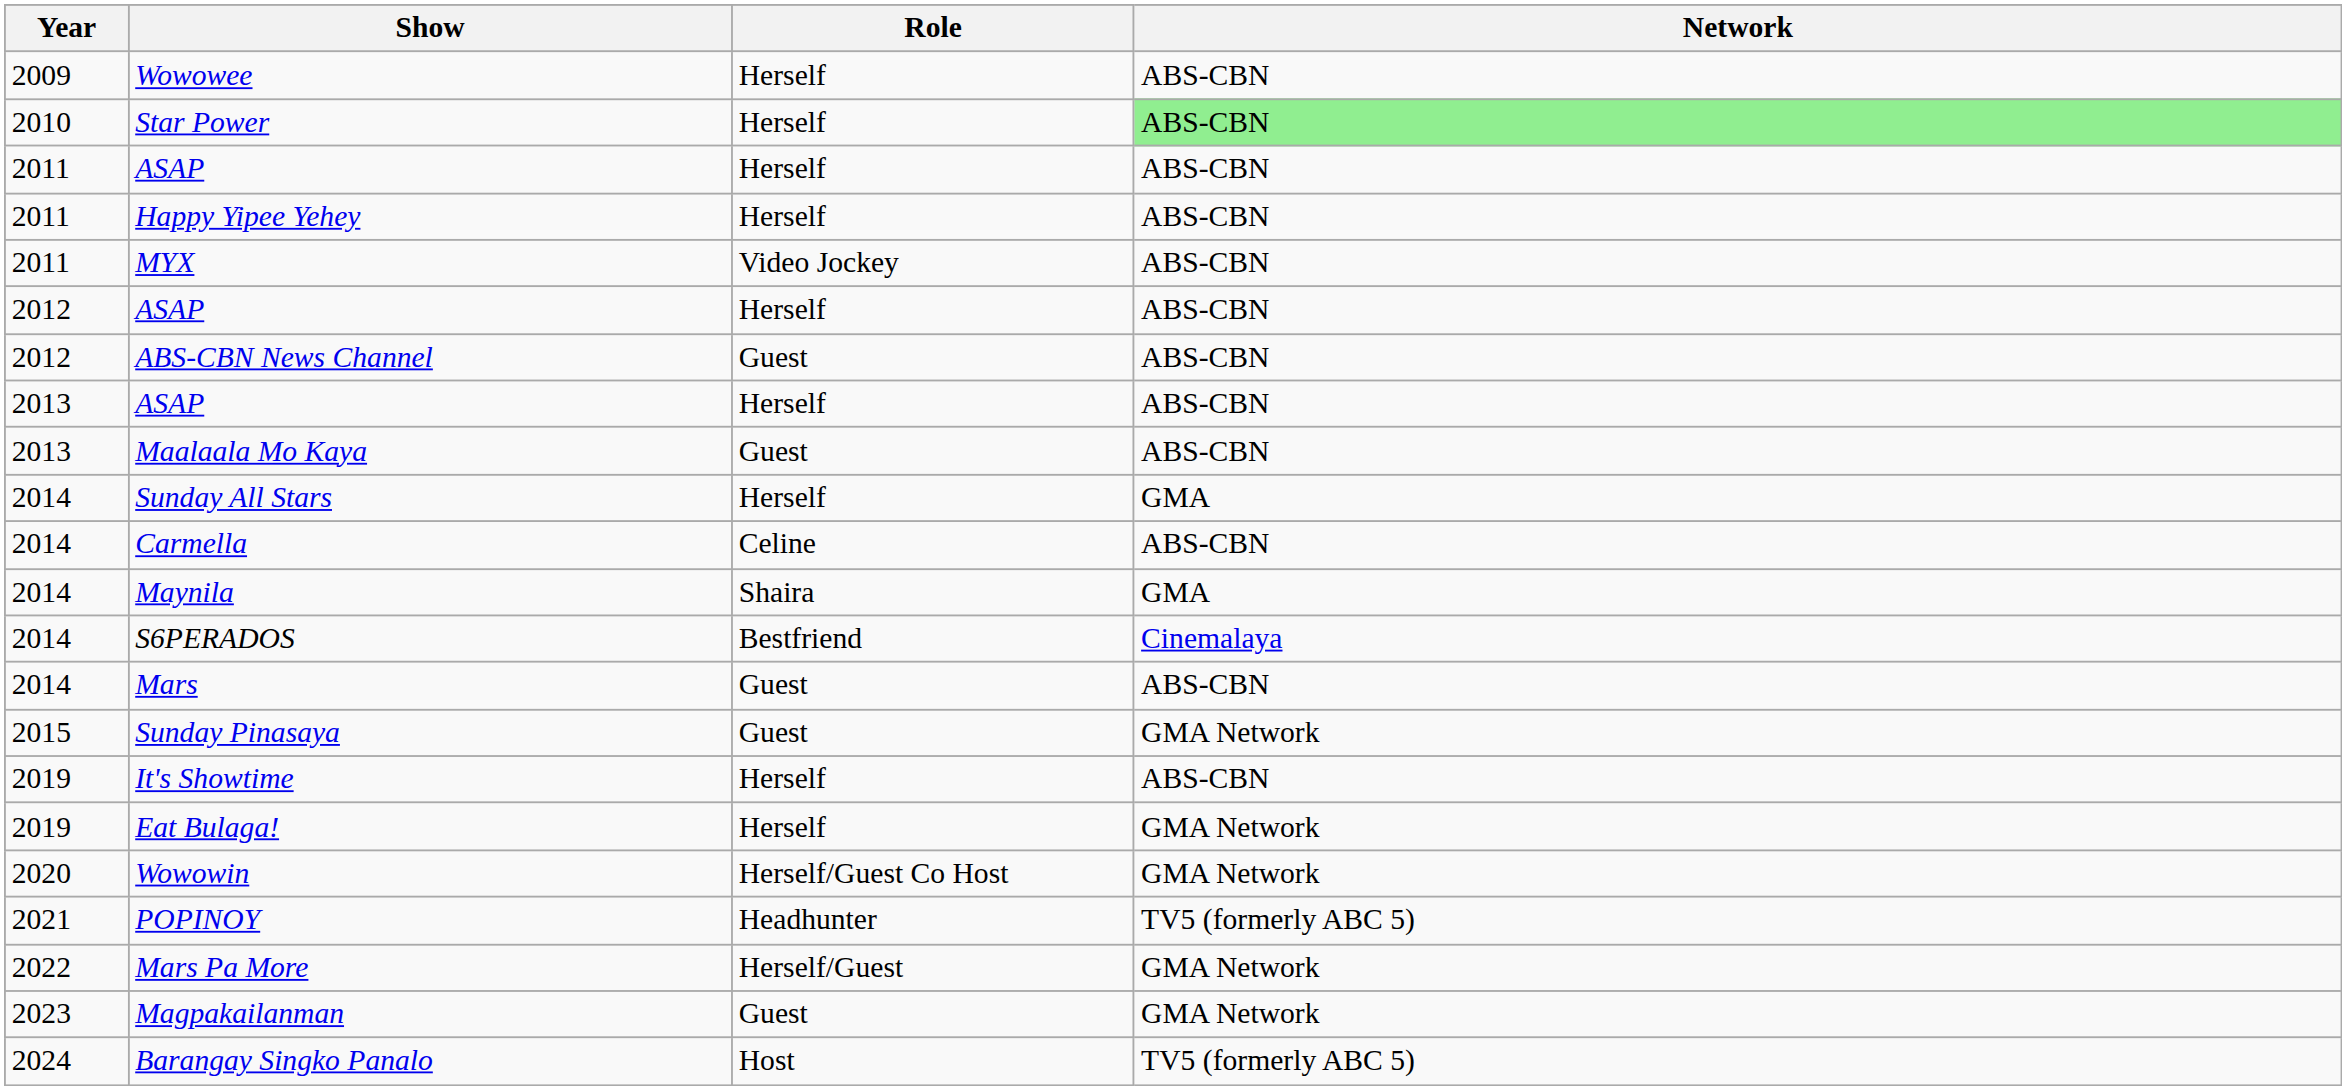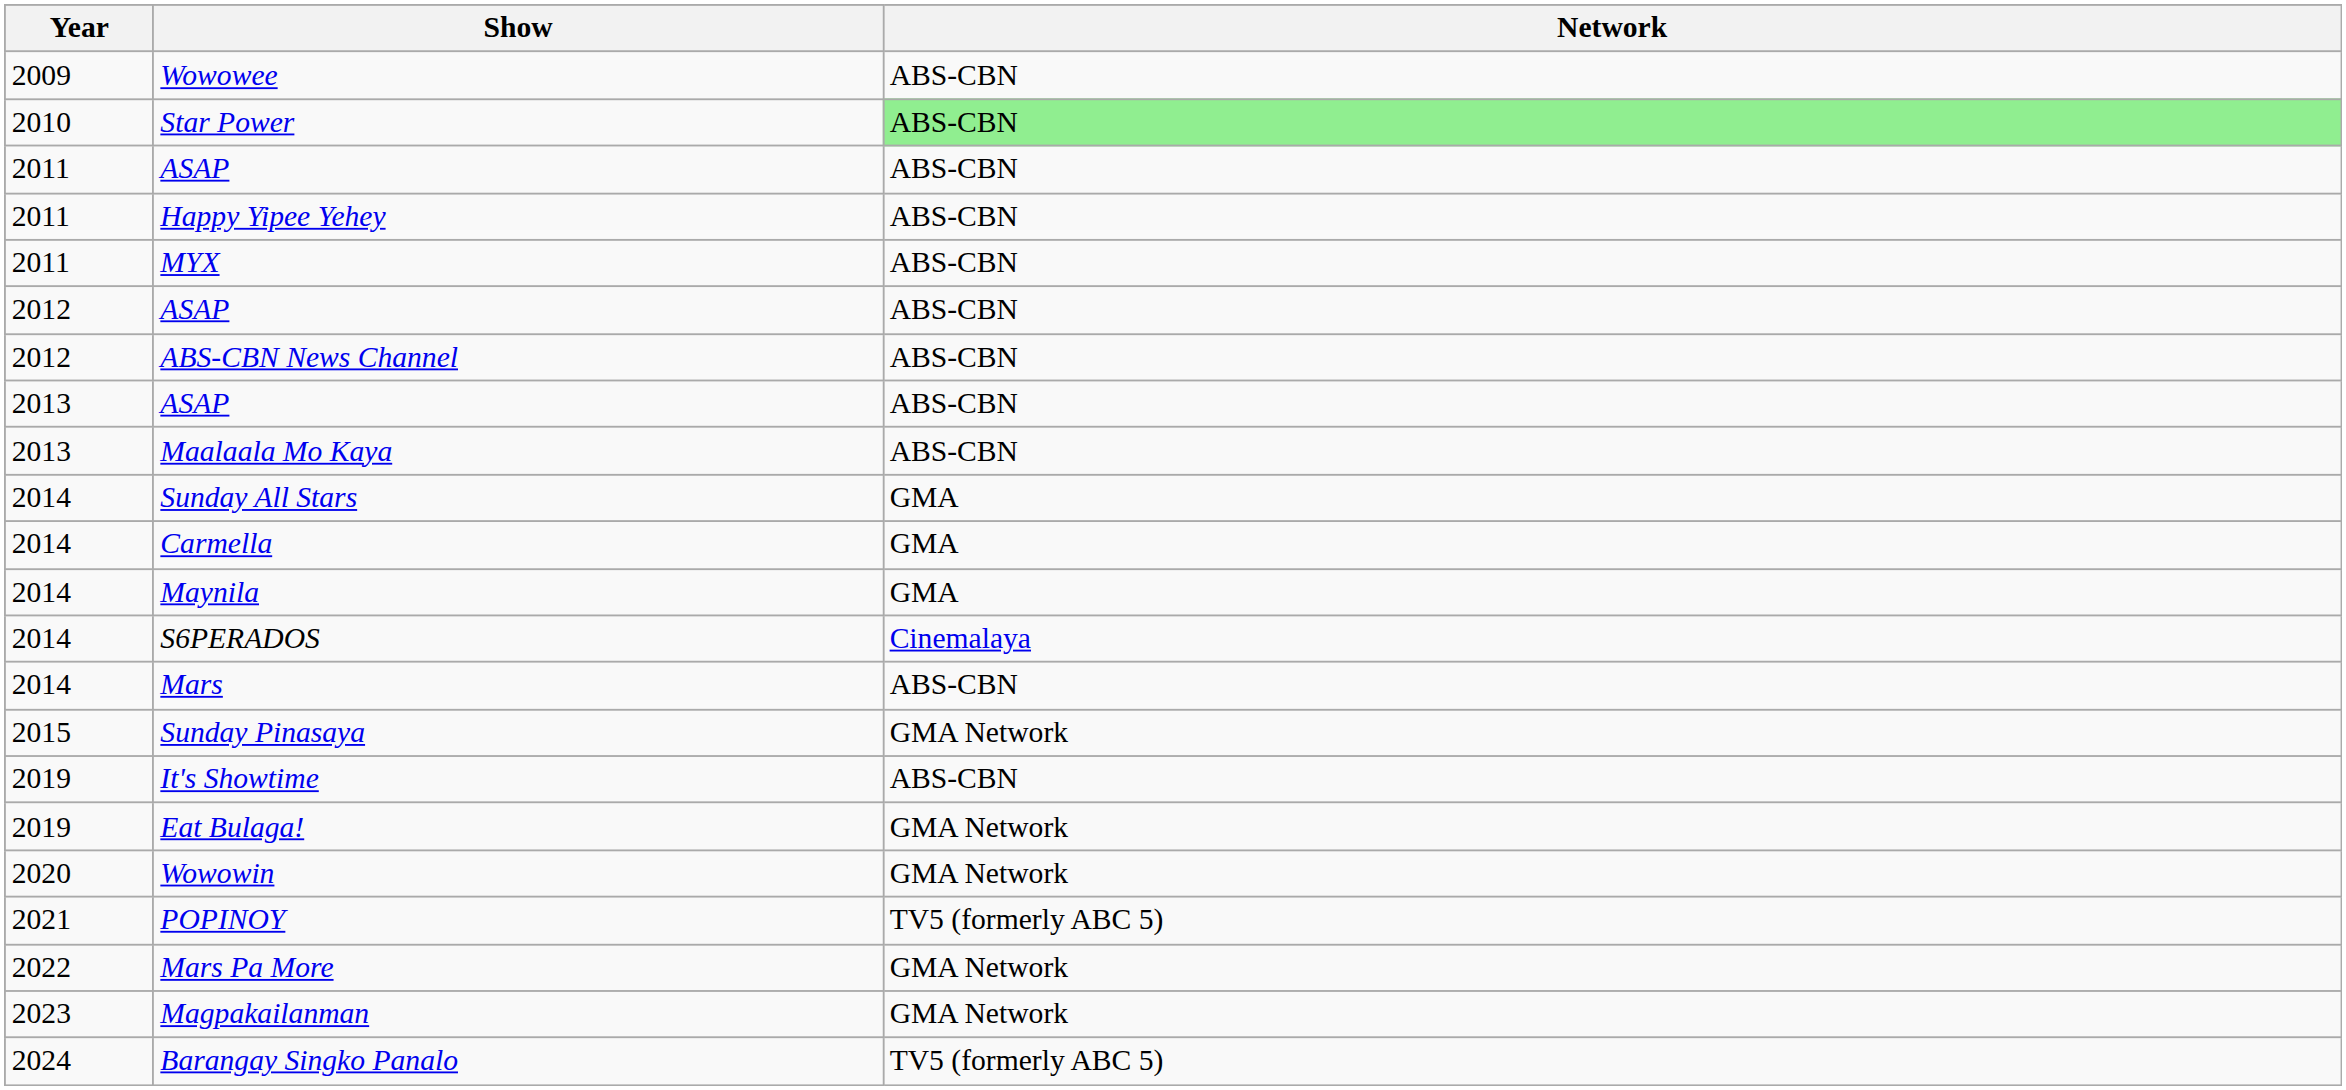- column: (933, 27)
(1205, 544) ABS-CBN -> (924, 544) GMA
